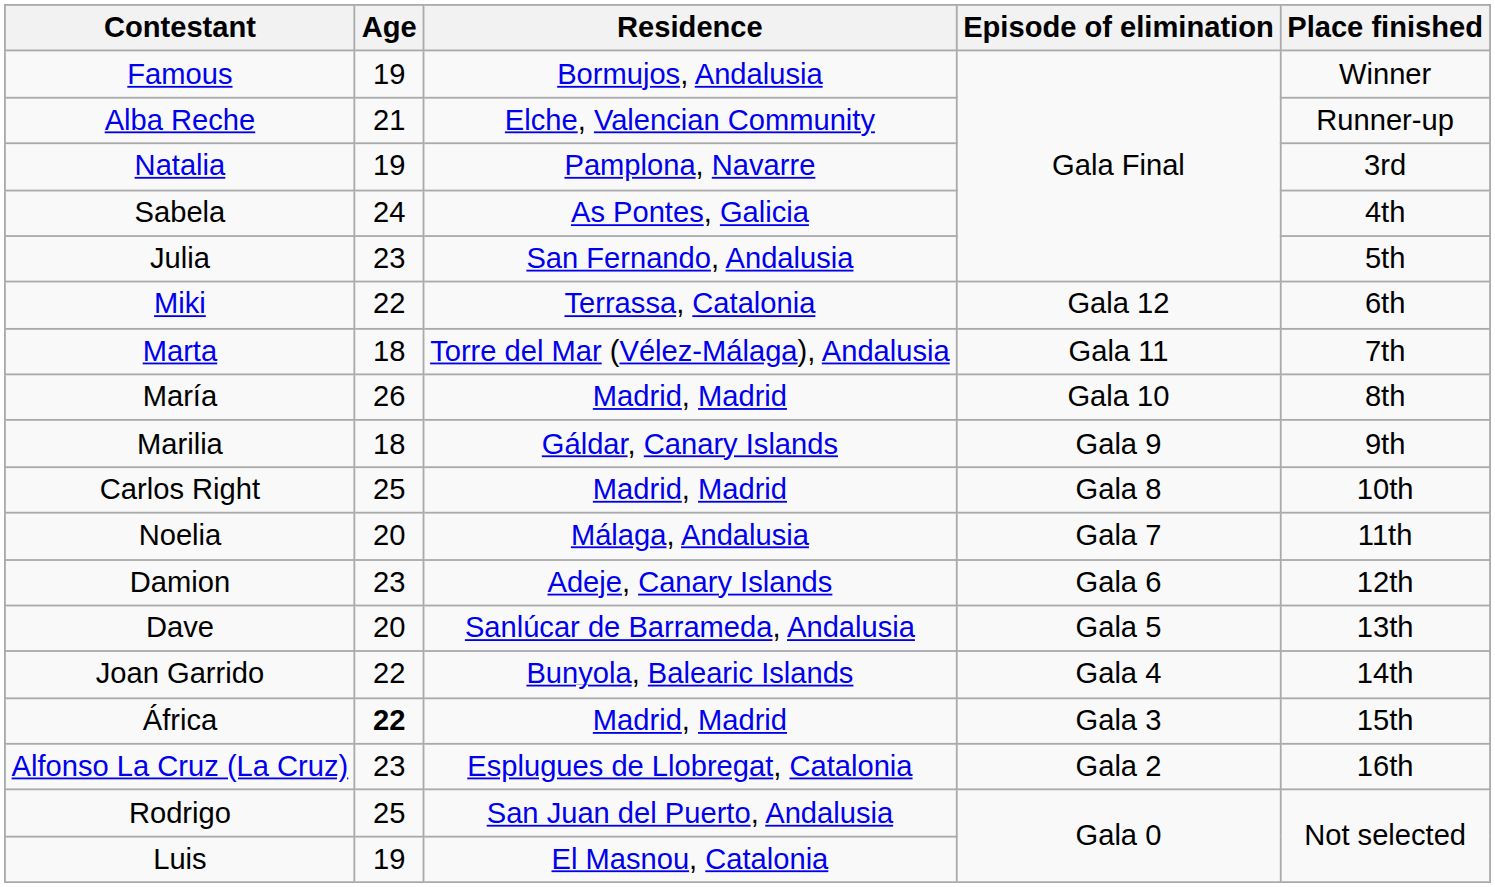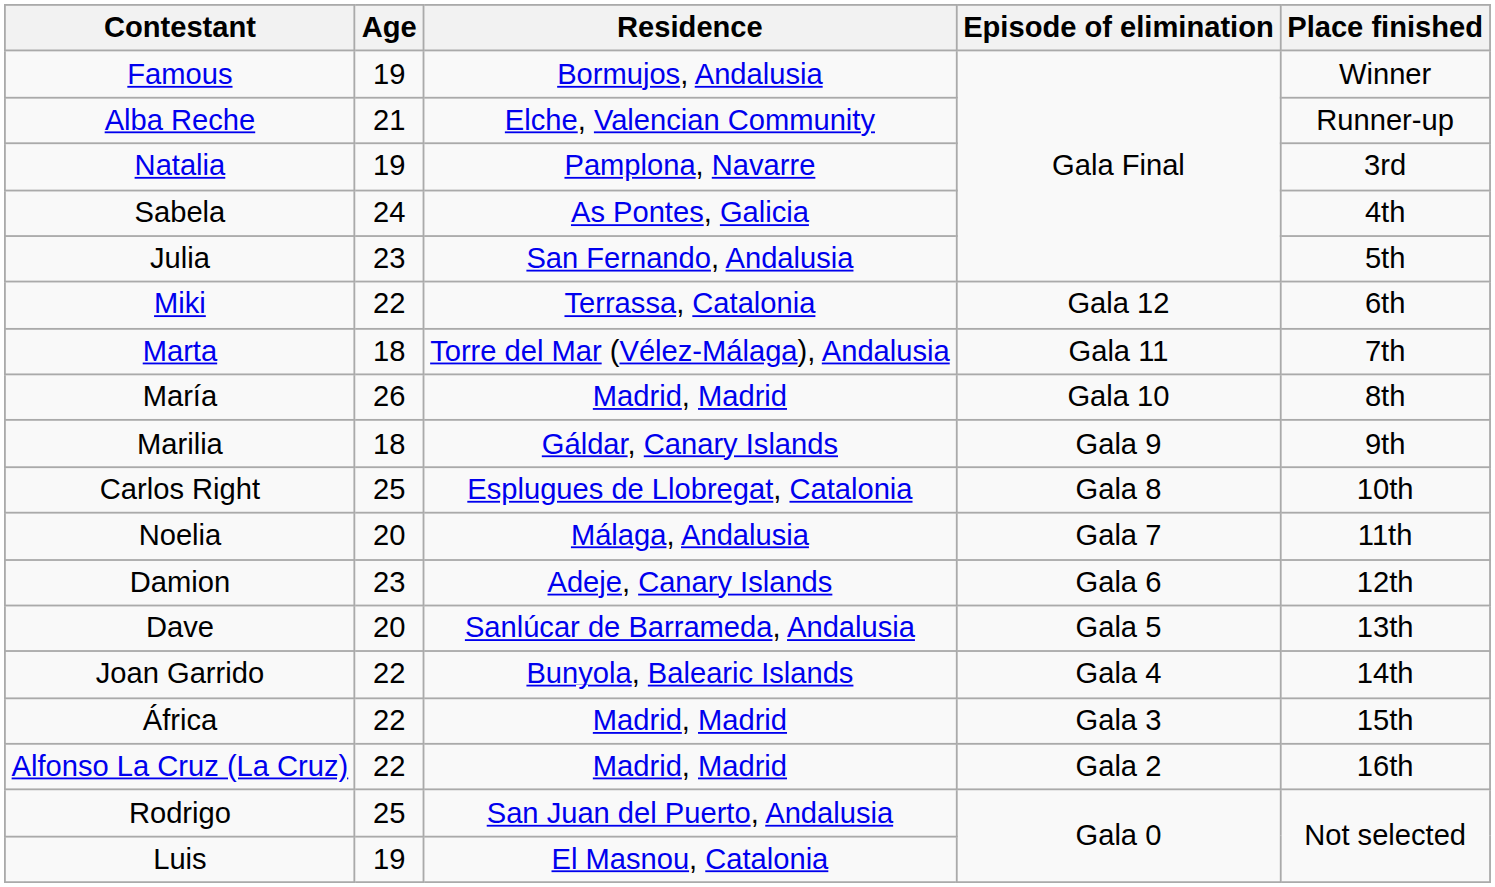(690, 489) Madrid, Madrid -> (690, 489) Esplugues de Llobregat, Catalonia
(389, 720) bold -> (389, 720) normal
(389, 766) 23 -> (389, 766) 22
(690, 766) Esplugues de Llobregat, Catalonia -> (690, 766) Madrid, Madrid
